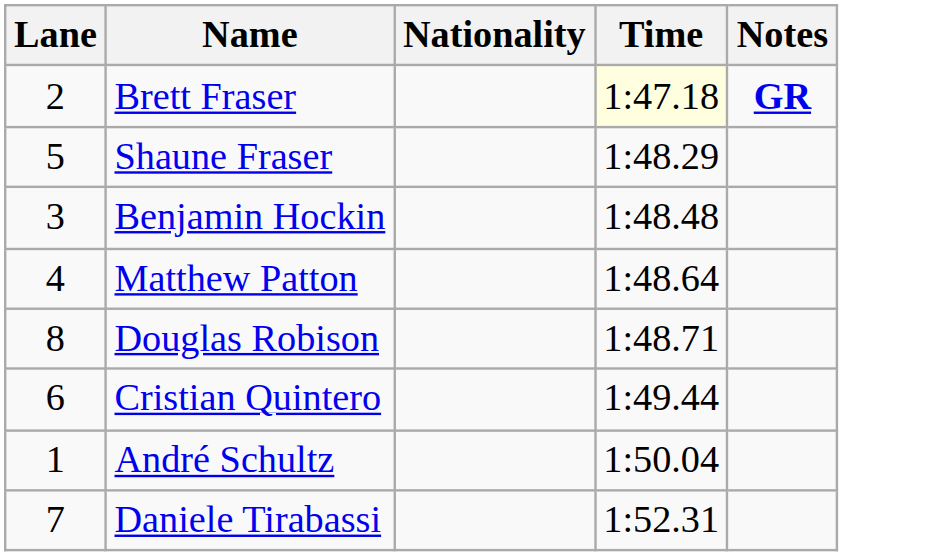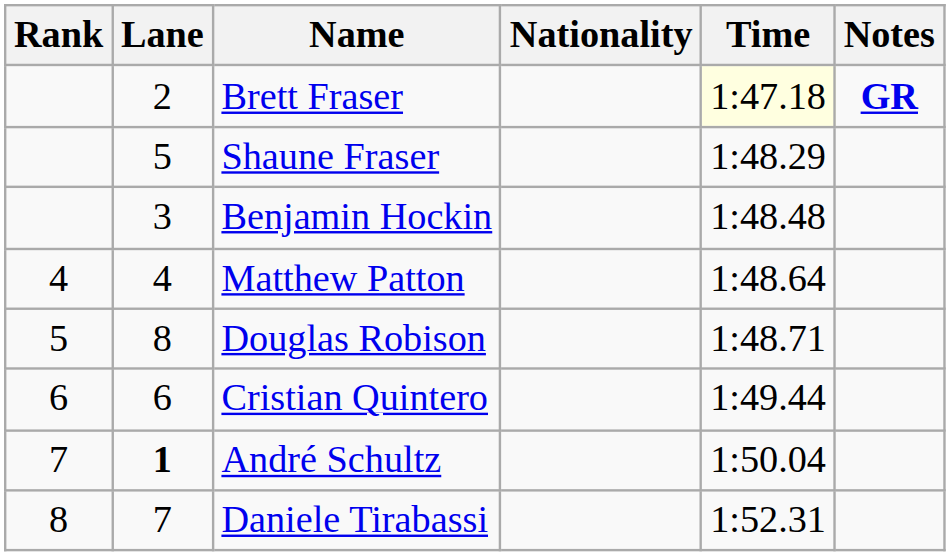+ column: (59, 34)
(55, 459) normal -> (162, 459) bold
